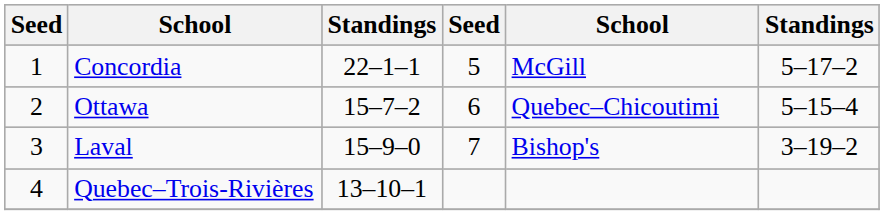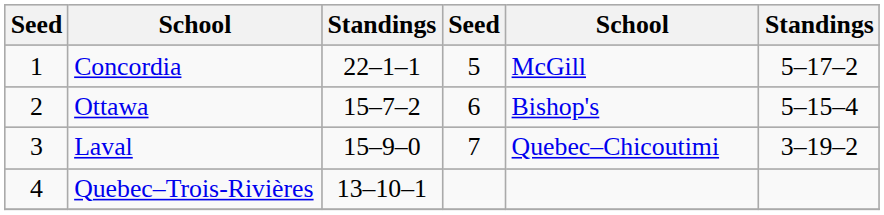(615, 106) Quebec–Chicoutimi -> (555, 106) Bishop's
(555, 147) Bishop's -> (615, 147) Quebec–Chicoutimi
